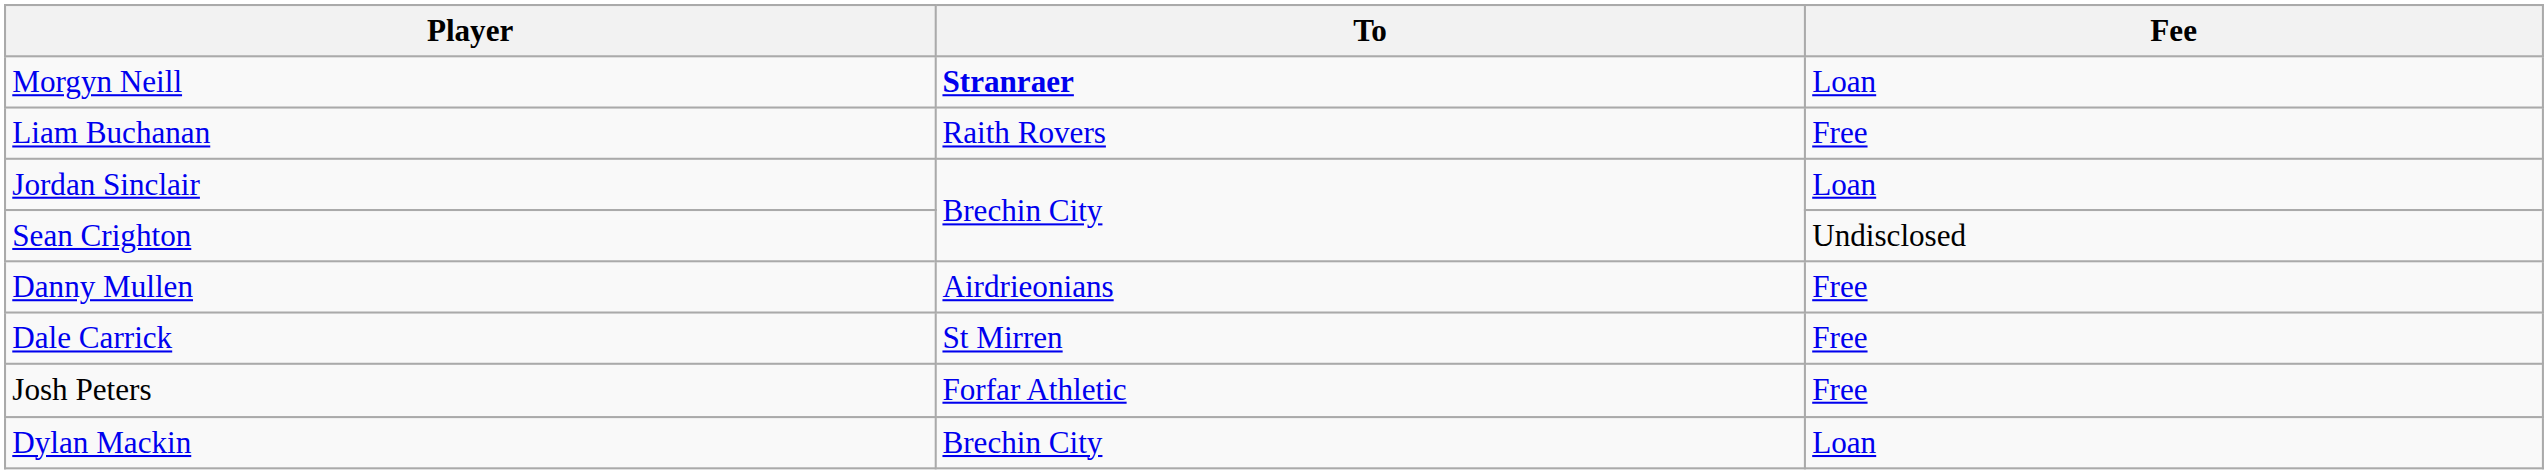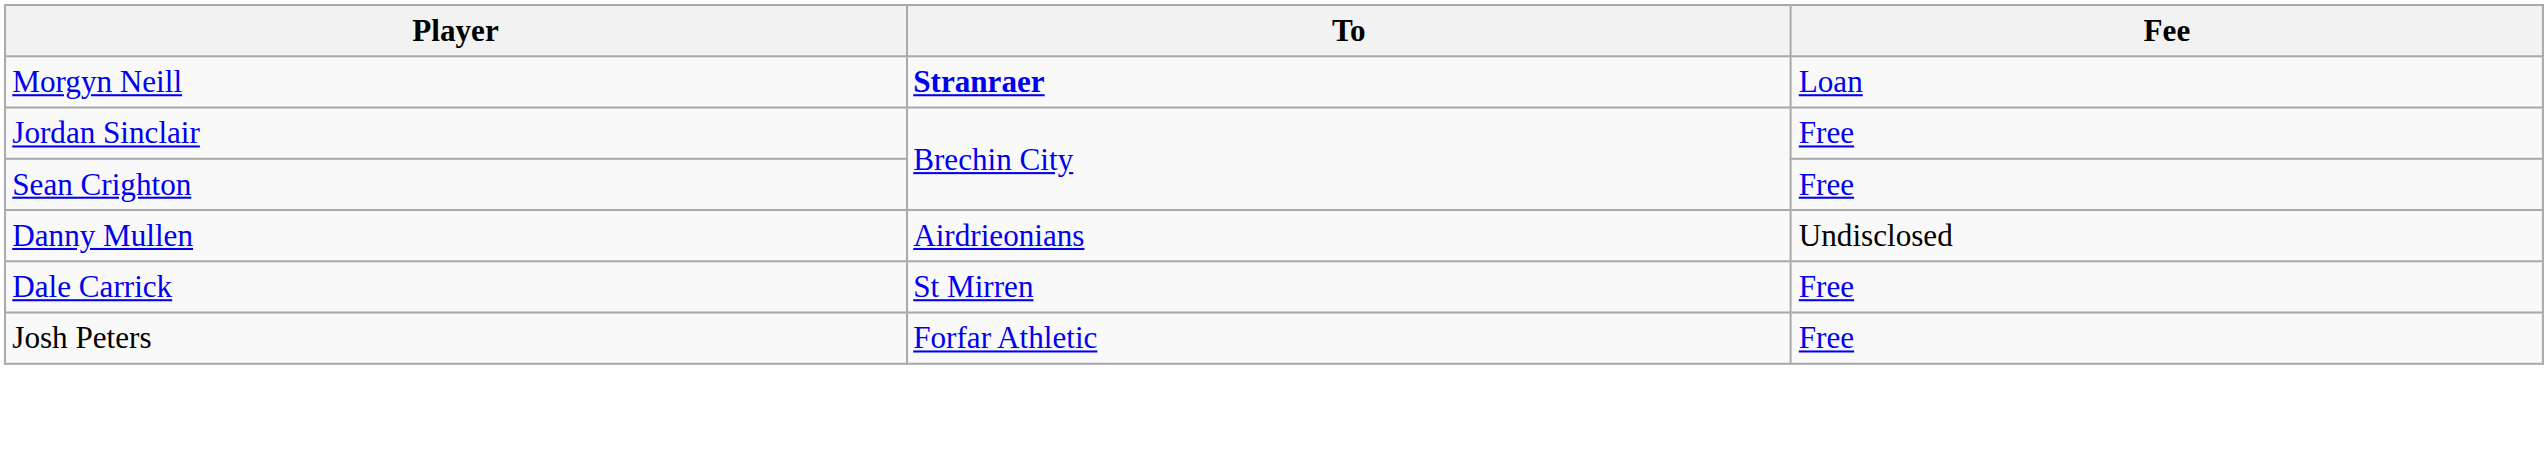- row: (111, 133)
(1844, 184) Loan -> (1826, 133) Free
(1889, 235) Undisclosed -> (1826, 184) Free
(1840, 287) Free -> (1876, 235) Undisclosed
- row: (102, 441)
